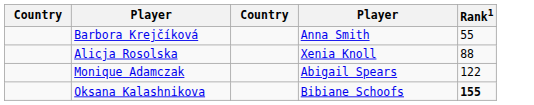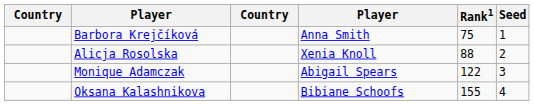+ column: (513, 15)
(467, 35) 55 -> (467, 35) 75
(470, 91) bold -> (470, 91) normal
